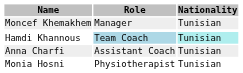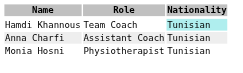- row: (48, 23)
(121, 38) lightblue background -> (110, 25) no background
